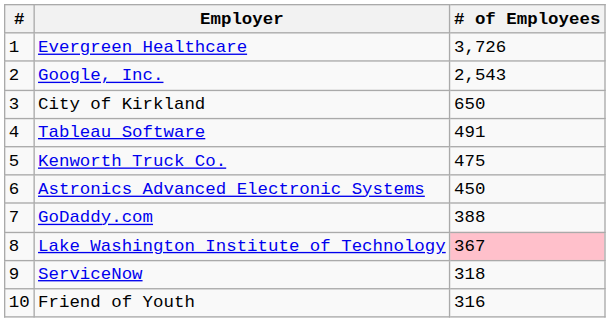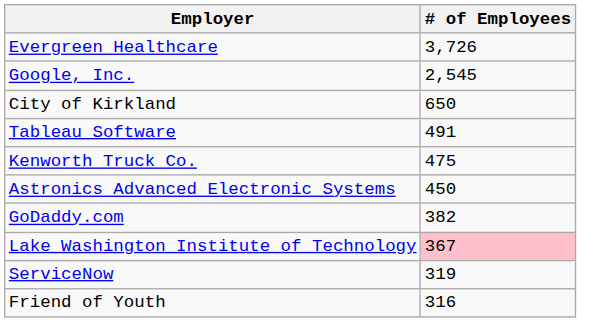- column: (19, 19)
(480, 76) 2,543 -> (451, 76) 2,545
(470, 218) 388 -> (440, 218) 382
(470, 274) 318 -> (440, 274) 319
